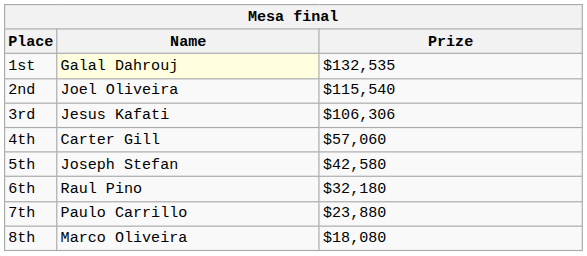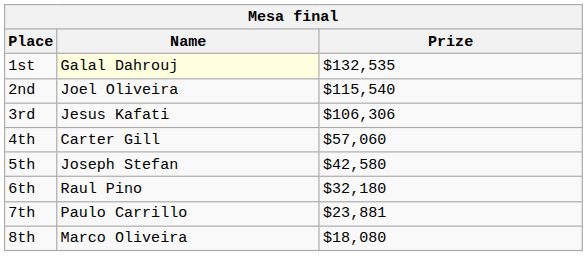(355, 213) $23,880 -> (355, 213) $23,881
